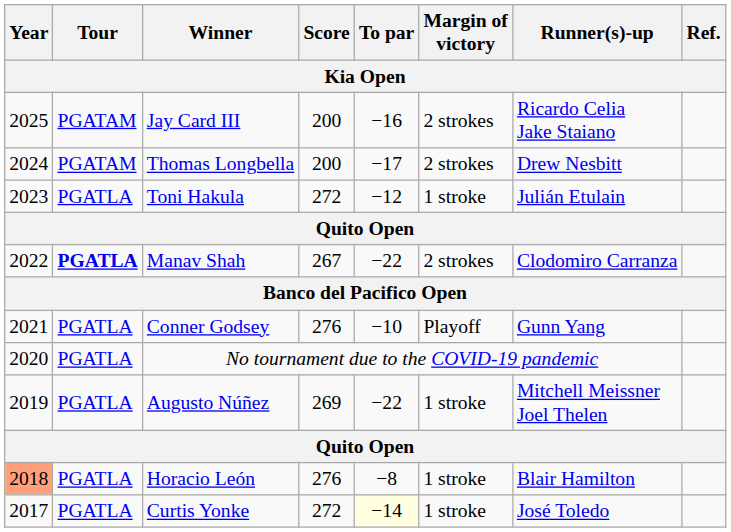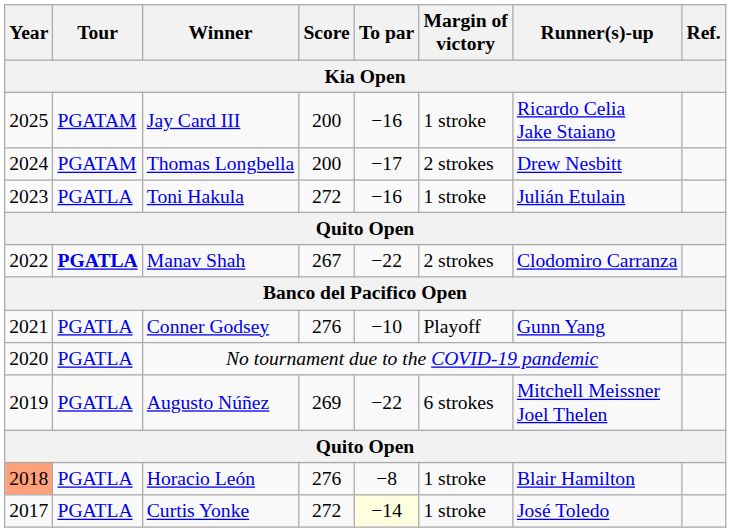(459, 120) 2 strokes -> (455, 120) 1 stroke
(387, 196) −12 -> (387, 196) −16
(455, 402) 1 stroke -> (459, 402) 6 strokes
